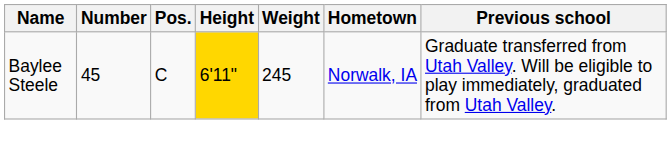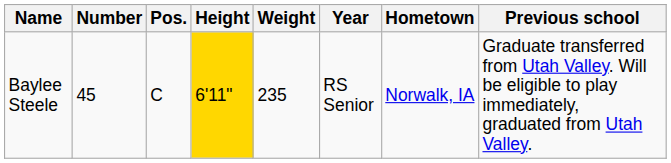+ column: (350, 18)
(277, 75) 245 -> (272, 95) 235
